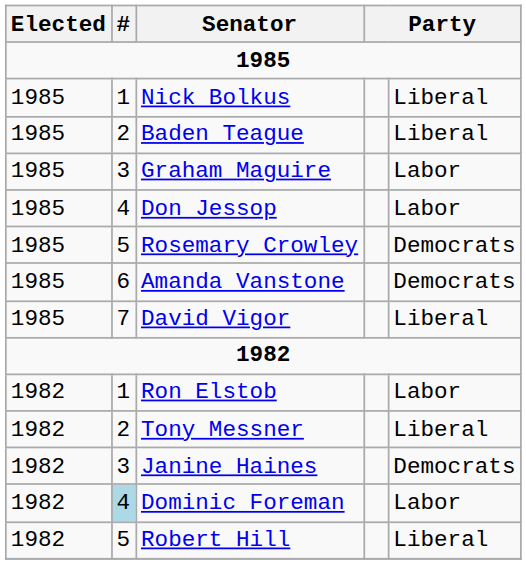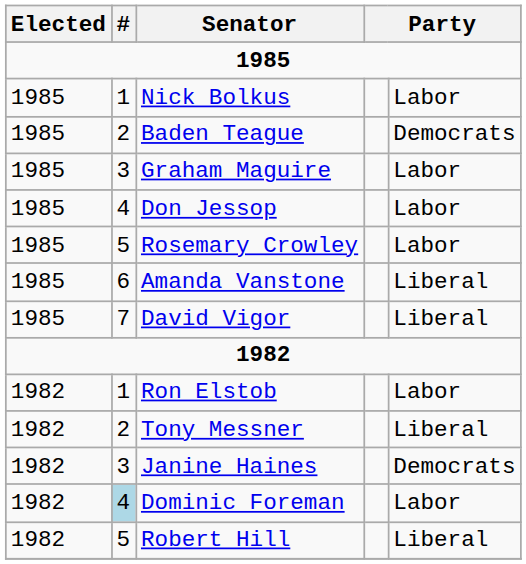(441, 98) Liberal -> (427, 98) Labor
(441, 135) Liberal -> (454, 135) Democrats
(454, 245) Democrats -> (427, 245) Labor
(454, 282) Democrats -> (441, 282) Liberal
